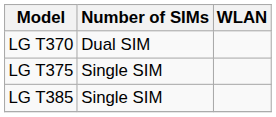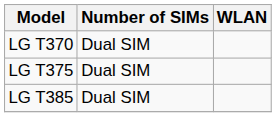(122, 71) Single SIM -> (116, 71) Dual SIM
(122, 97) Single SIM -> (116, 97) Dual SIM
